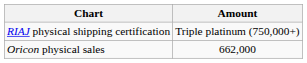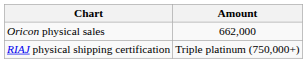rows swapped: (56, 49) <-> (89, 31)
